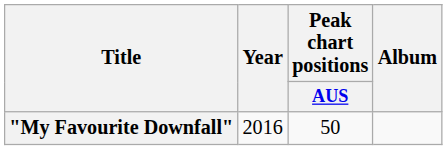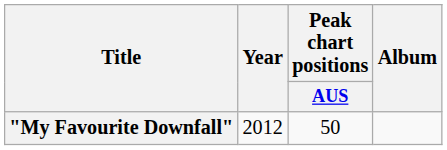(263, 127) 2016 -> (263, 127) 2012
